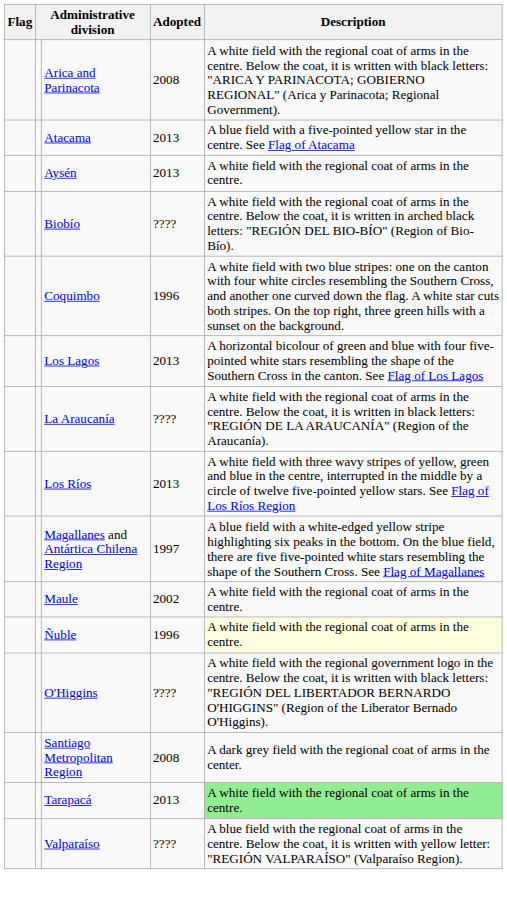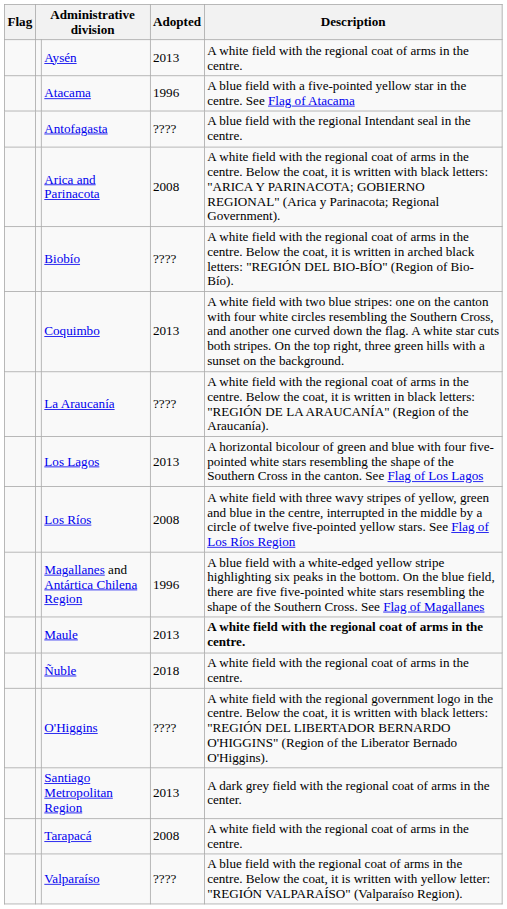rows swapped: (72, 79) <-> (60, 173)
(166, 137) 2013 -> (166, 93) 1996
+ row: (76, 128)
(166, 296) 1996 -> (166, 331) 2013
rows swapped: (79, 418) <-> (72, 361)
(166, 483) 2013 -> (166, 519) 2008
(166, 549) 1997 -> (166, 584) 1996
(166, 599) 2002 -> (166, 634) 2013
(338, 599) normal -> (345, 634) bold
(166, 634) 1996 -> (166, 670) 2018
(338, 634) lightyellow background -> (338, 670) no background
(166, 757) 2008 -> (166, 793) 2013
(166, 800) 2013 -> (166, 836) 2008
(338, 800) lightgreen background -> (338, 836) no background
